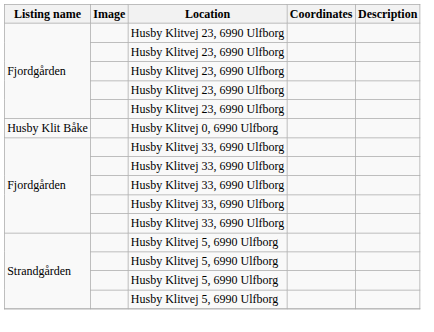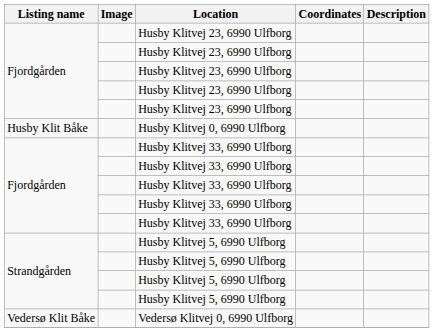+ row: (51, 318)
